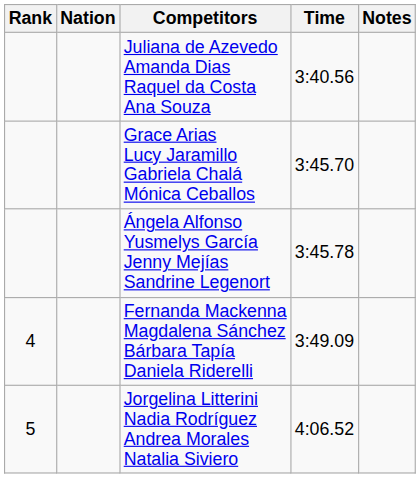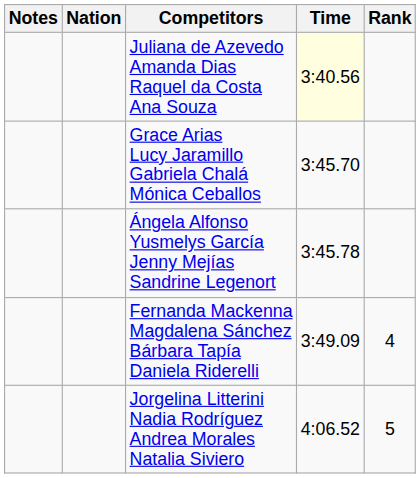columns swapped: (30, 18) <-> (387, 18)
(324, 76) no background -> (330, 76) lightyellow background
